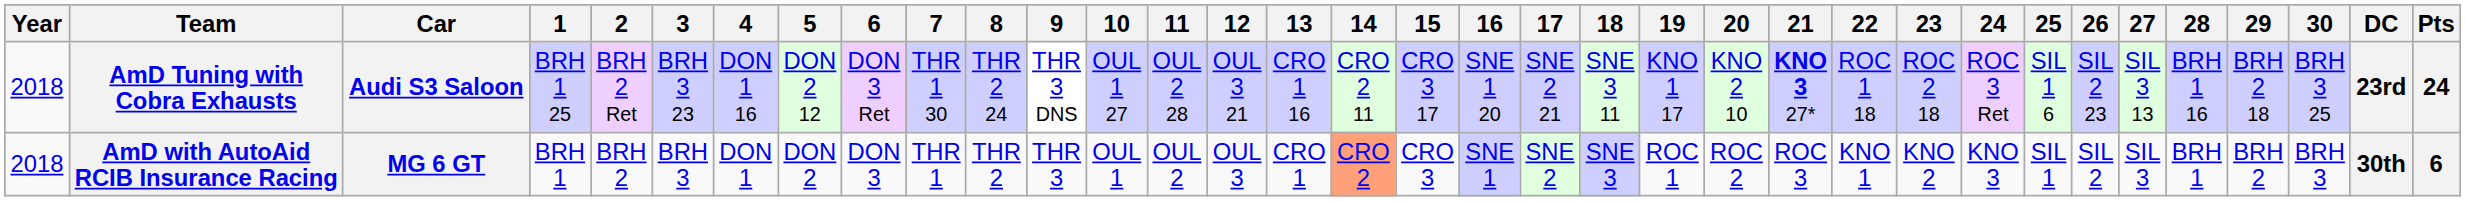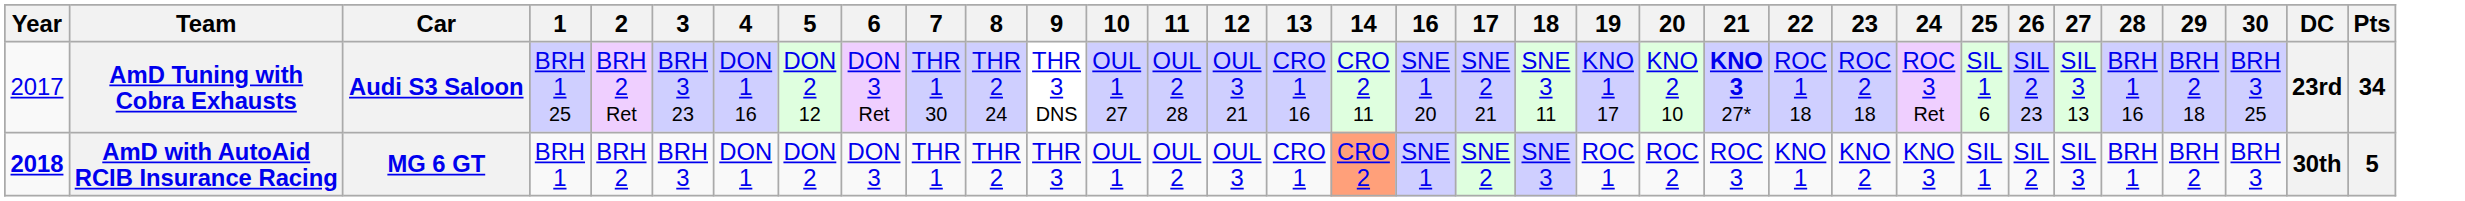- column: (1428, 23)
(37, 87) 2018 -> (37, 87) 2017
(2436, 87) 24 -> (2372, 87) 34
(37, 164) normal -> (37, 164) bold
(2436, 164) 6 -> (2372, 164) 5
